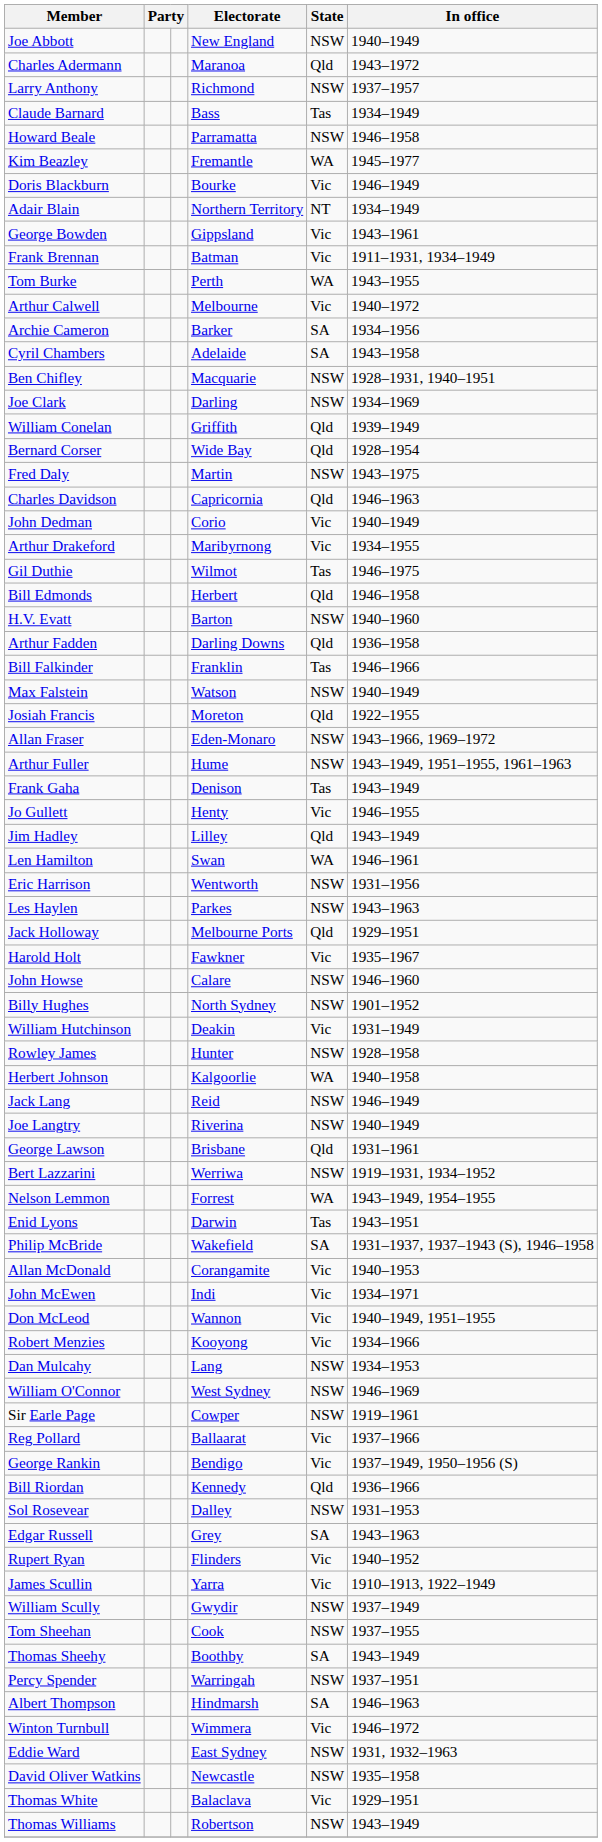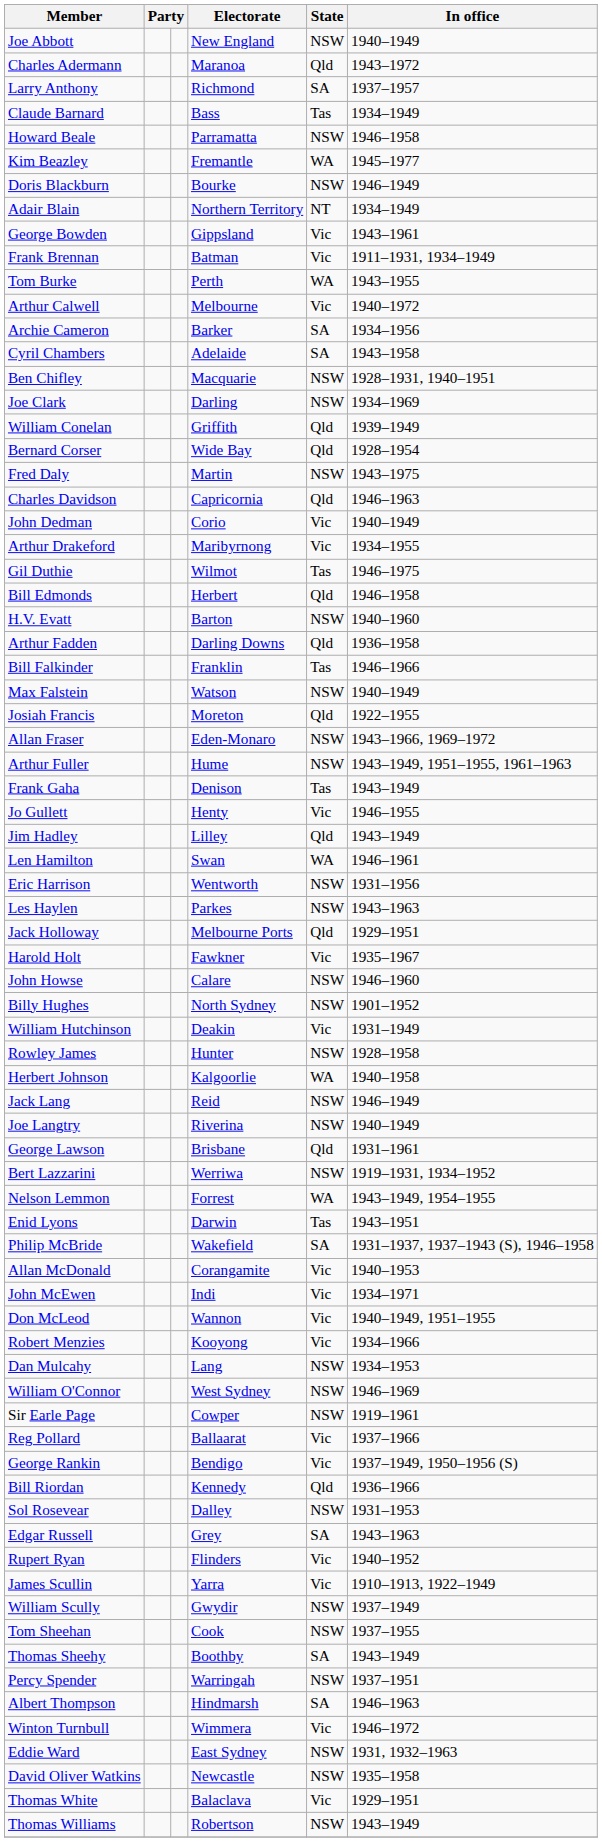(327, 88) NSW -> (320, 88) SA
(321, 185) Vic -> (327, 185) NSW
